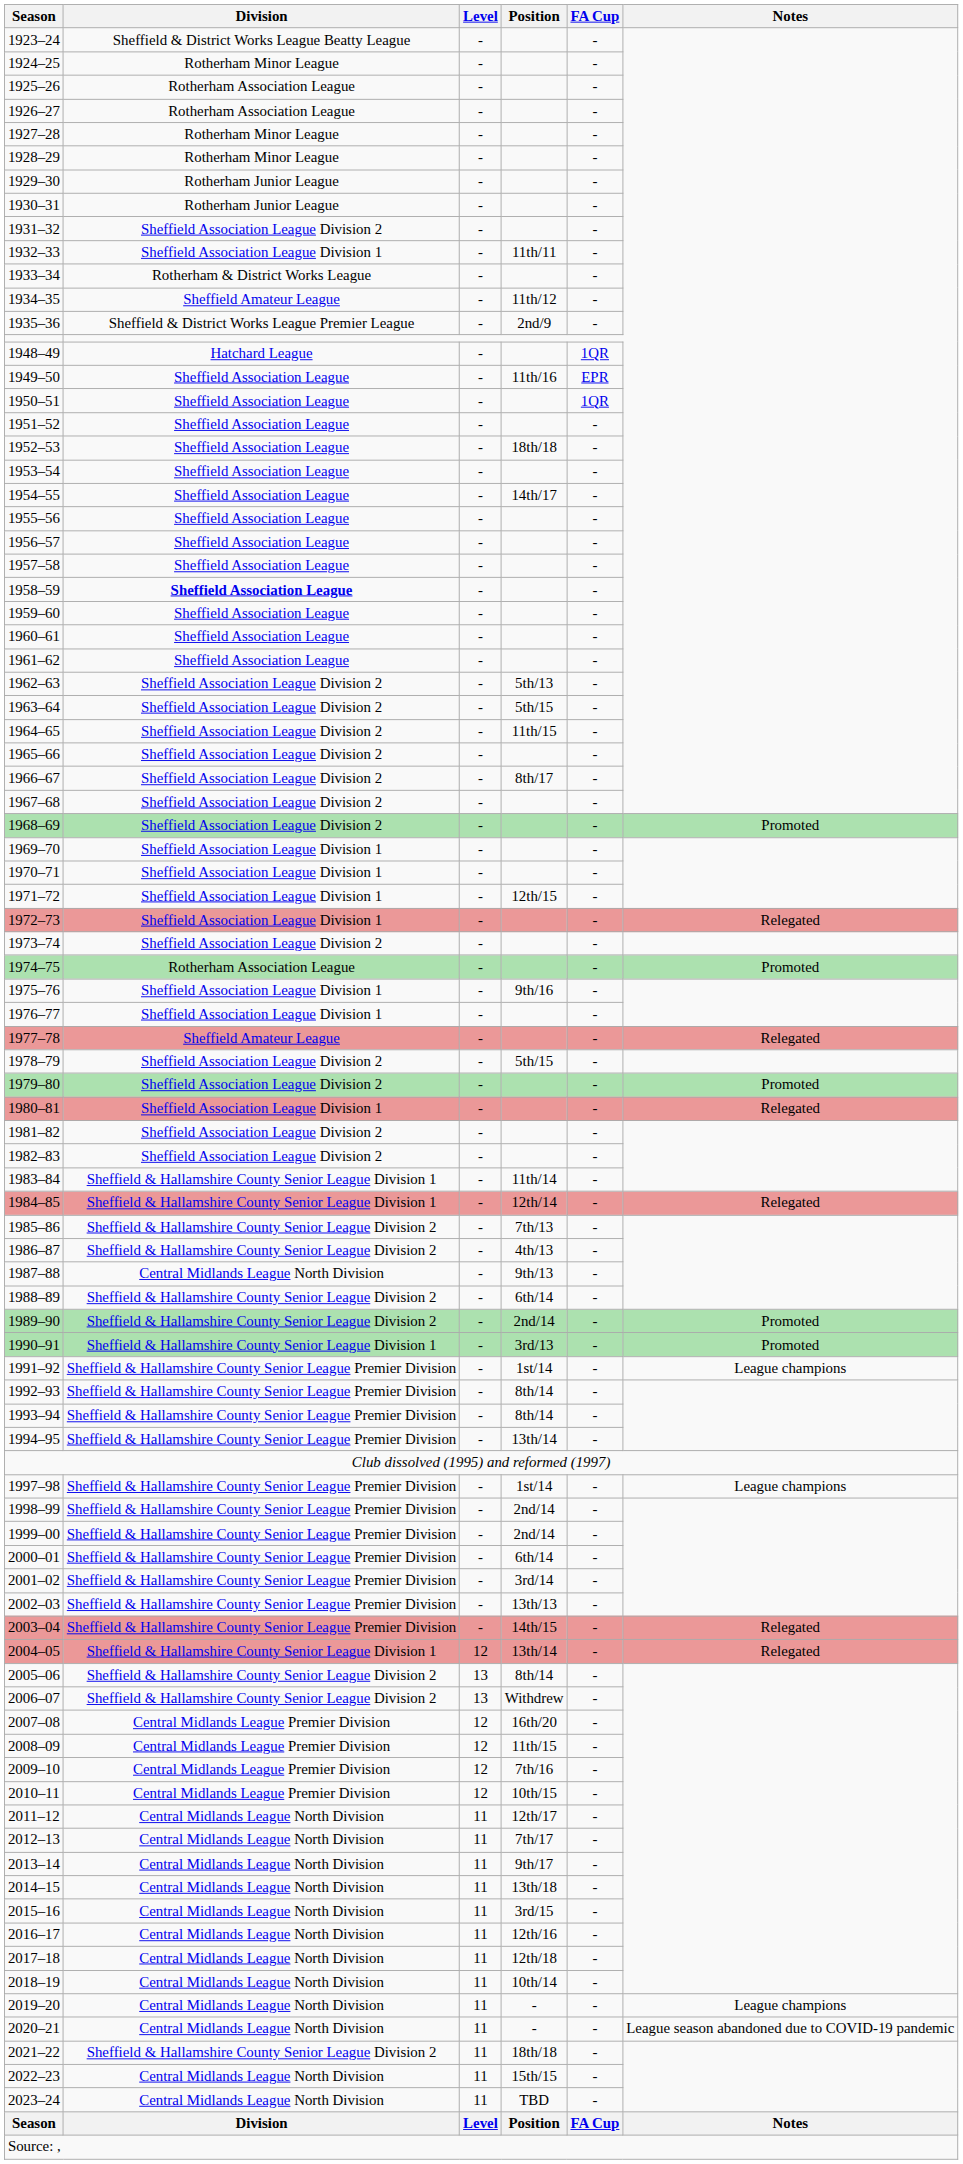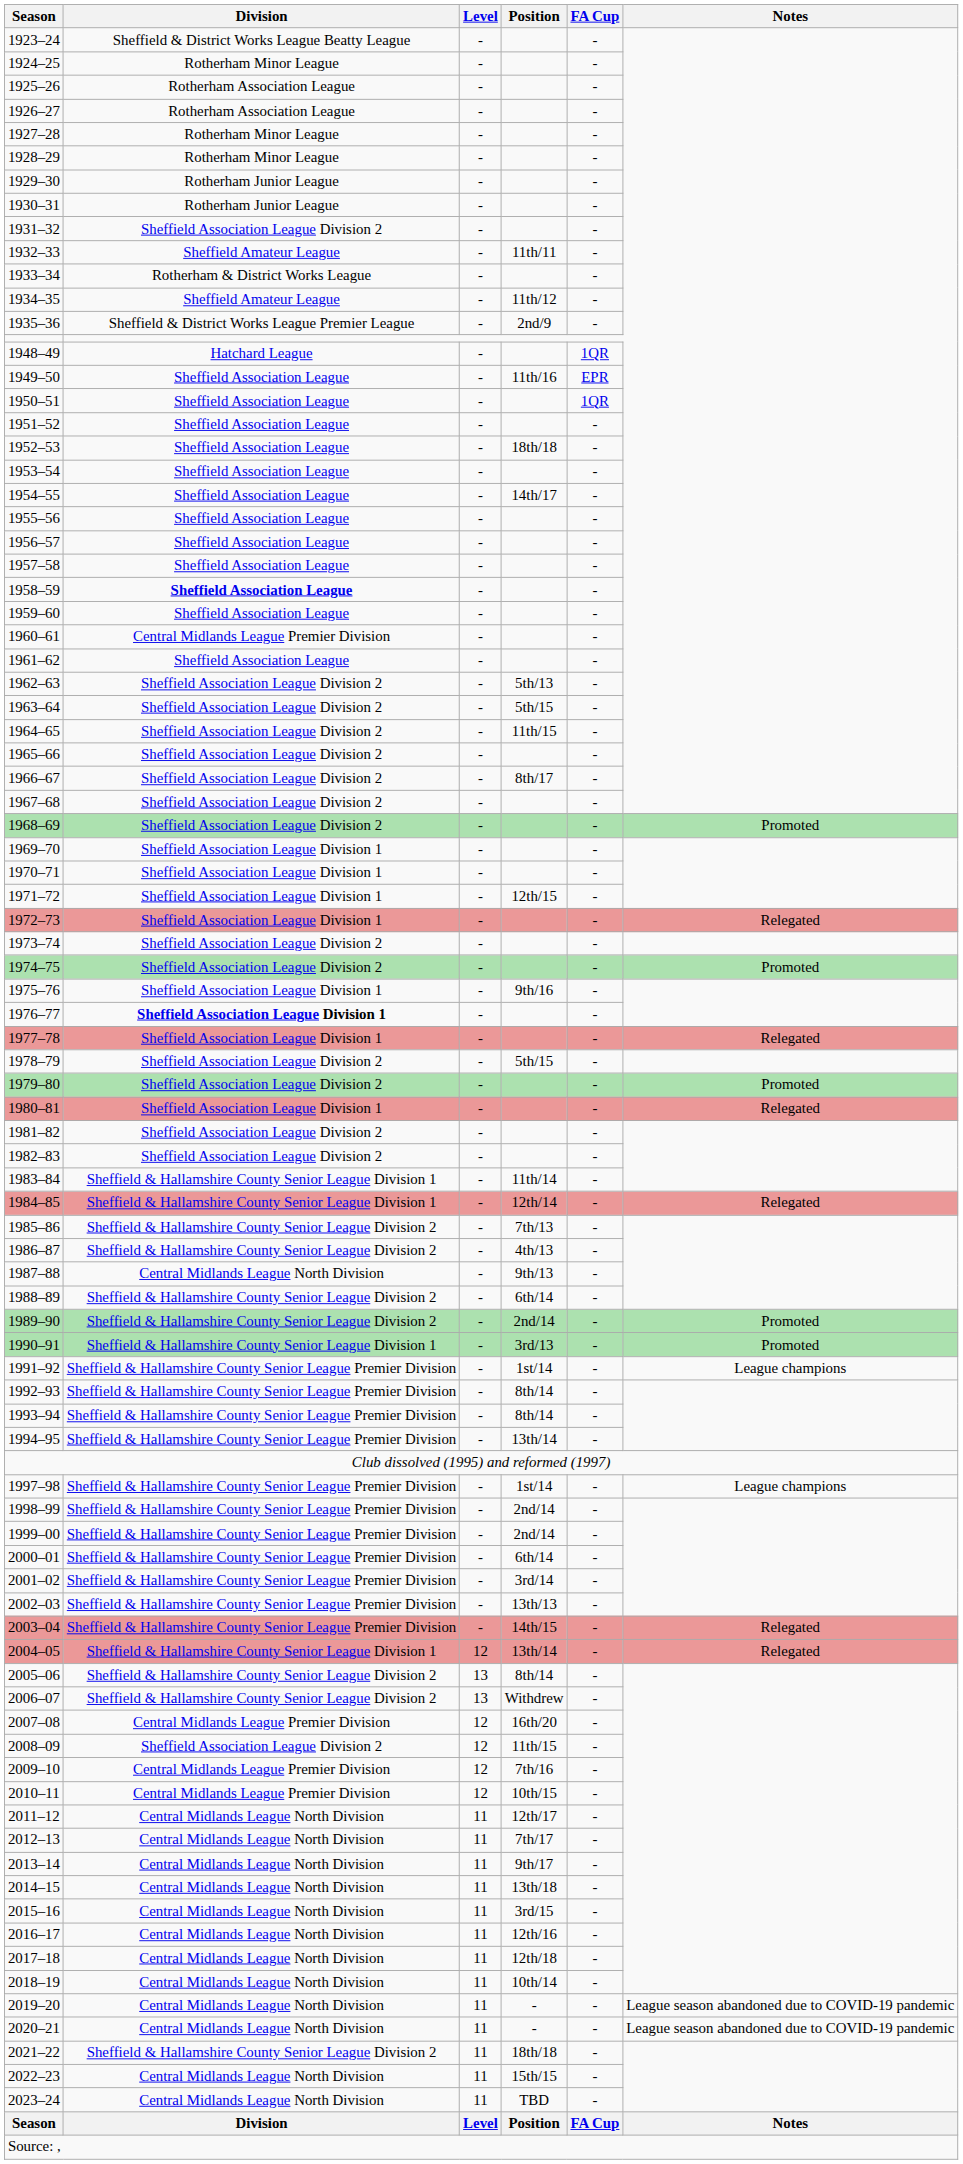(262, 252) Sheffield Association League Division 1 -> (262, 252) Sheffield Amateur League
(262, 636) Sheffield Association League -> (262, 636) Central Midlands League Premier Division
(262, 967) Rotherham Association League -> (262, 967) Sheffield Association League Division 2
(262, 1014) normal -> (262, 1014) bold
(262, 1037) Sheffield Amateur League -> (262, 1037) Sheffield Association League Division 1
(262, 1745) Central Midlands League Premier Division -> (262, 1745) Sheffield Association League Division 2
(790, 2005) League champions -> (790, 2005) League season abandoned due to COVID-19 pandemic
